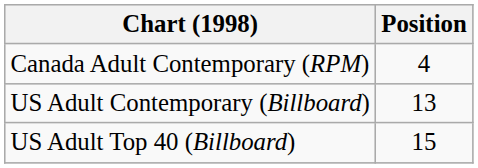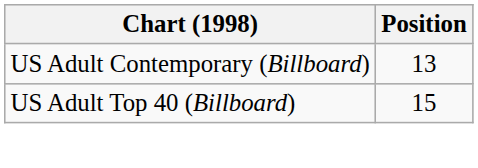- row: (190, 63)
